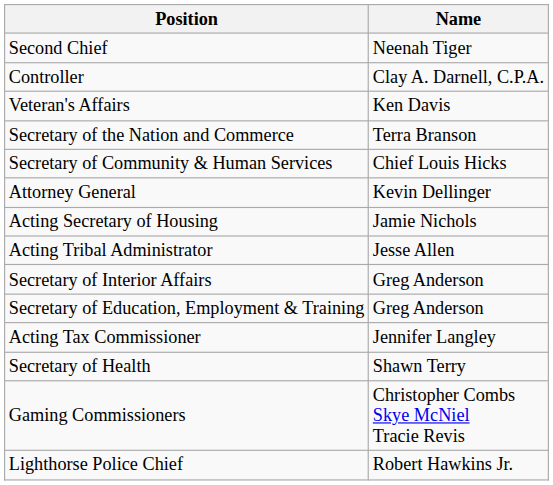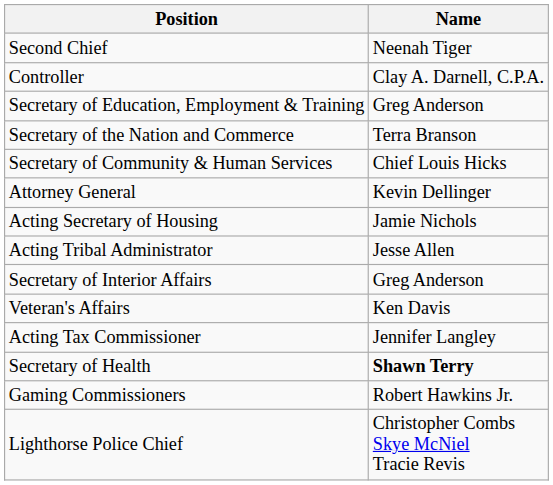rows swapped: (69, 105) <-> (187, 308)
(419, 366) normal -> (423, 366) bold
(444, 415) Christopher Combs Skye McNiel Tracie Revis -> (443, 395) Robert Hawkins Jr.
(443, 464) Robert Hawkins Jr. -> (444, 444) Christopher Combs Skye McNiel Tracie Revis
